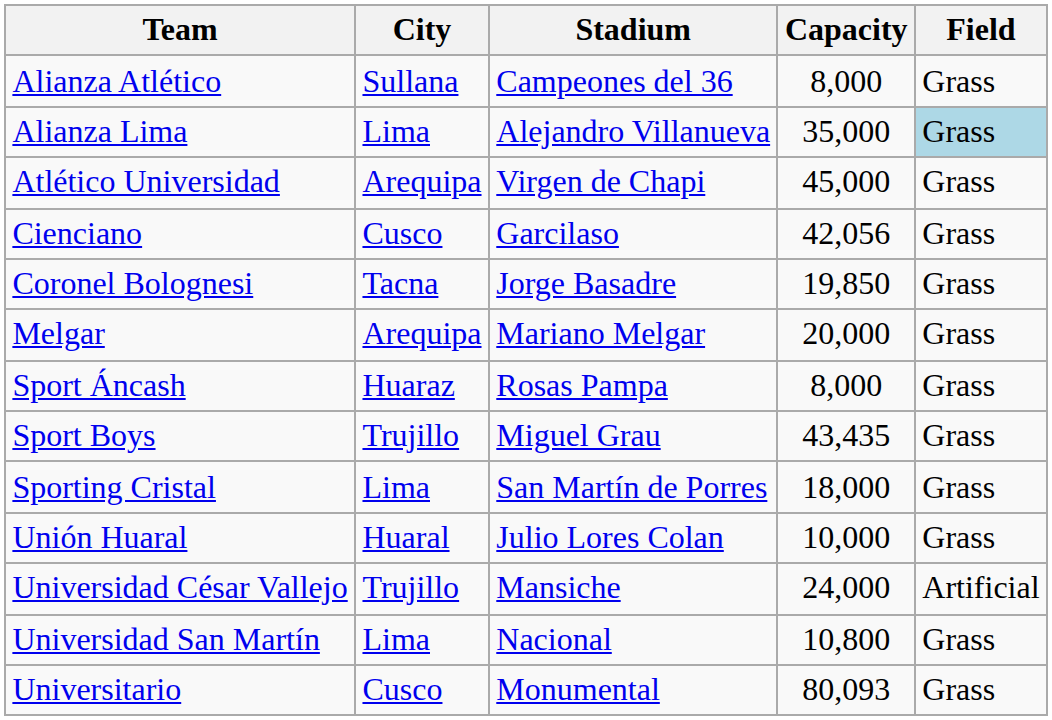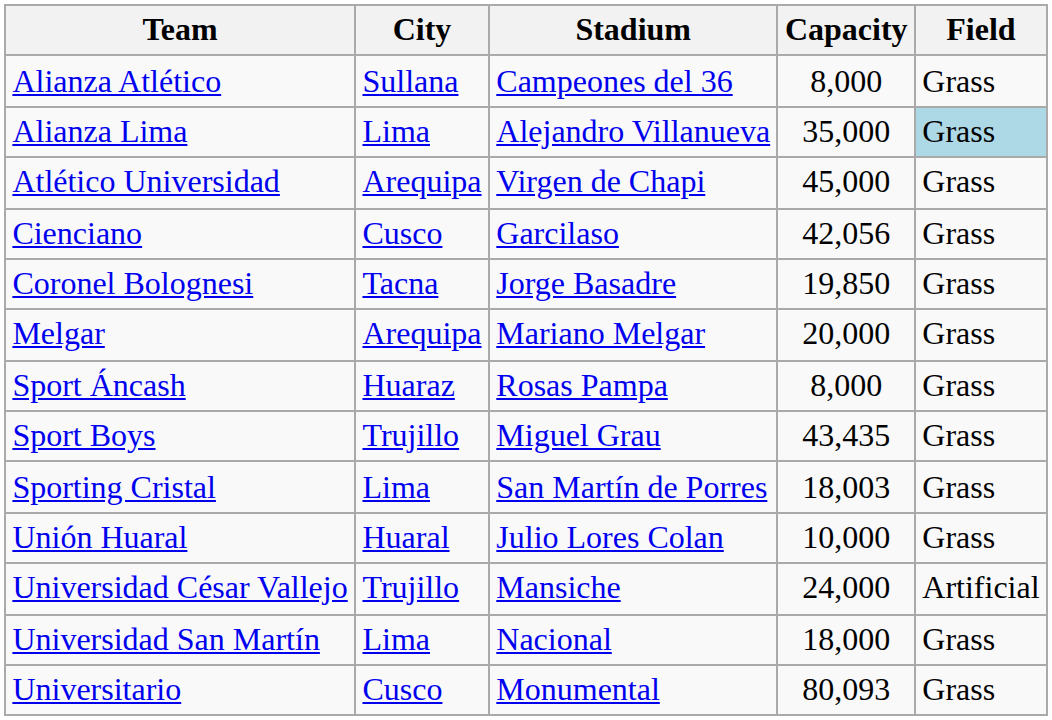(846, 486) 18,000 -> (846, 486) 18,003
(846, 638) 10,800 -> (846, 638) 18,000
